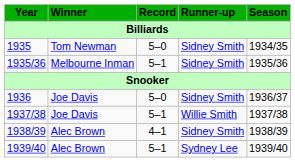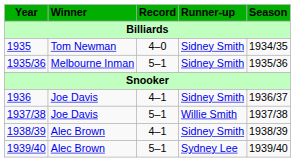(158, 47) 5–0 -> (158, 47) 4–0
(158, 98) 5–0 -> (158, 98) 4–1
